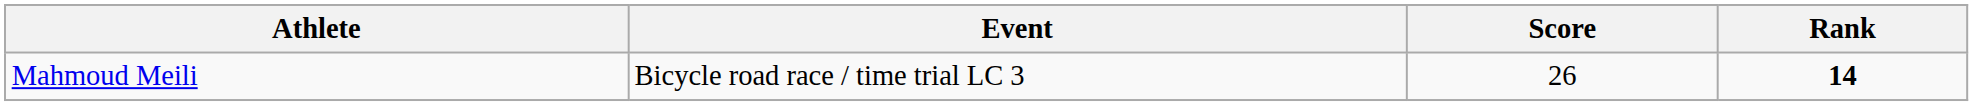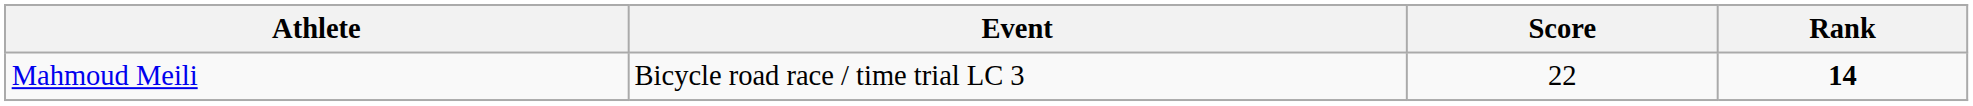(1562, 75) 26 -> (1562, 75) 22
